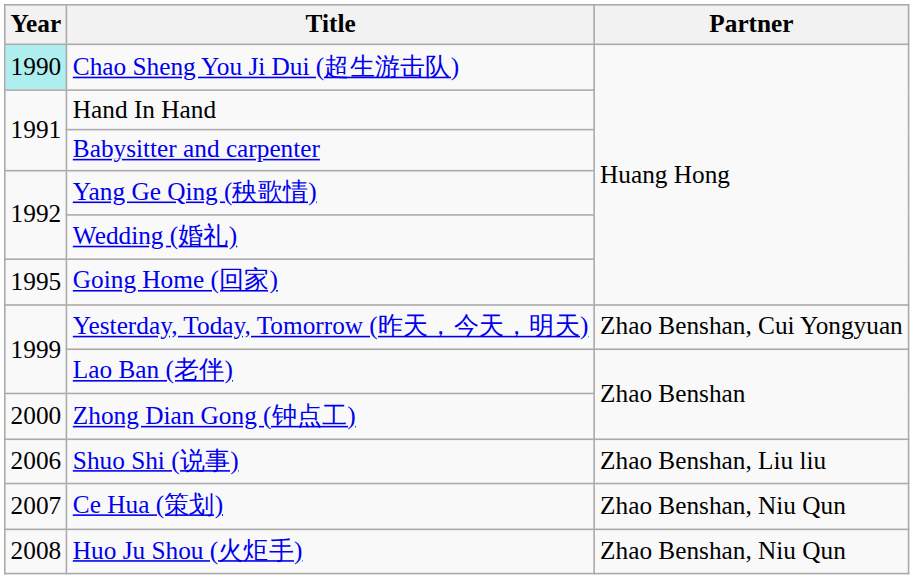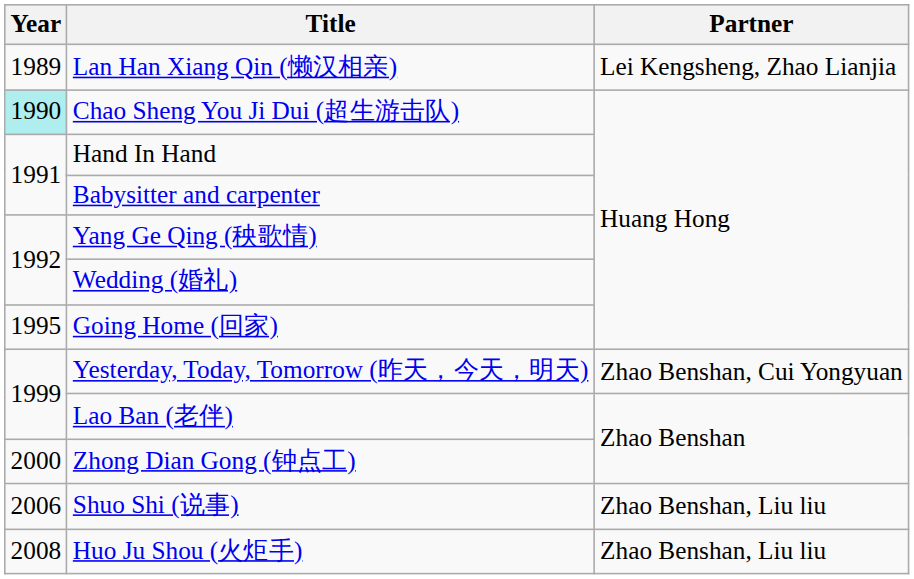+ row: (235, 66)
- row: (148, 505)
(723, 550) Zhao Benshan, Niu Qun -> (713, 550) Zhao Benshan, Liu liu
